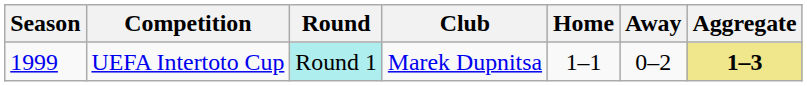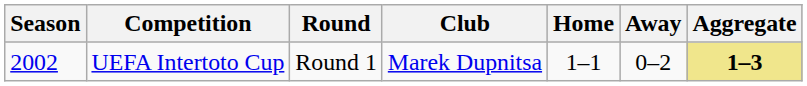(34, 61) 1999 -> (34, 61) 2002
(336, 61) paleturquoise background -> (336, 61) no background
